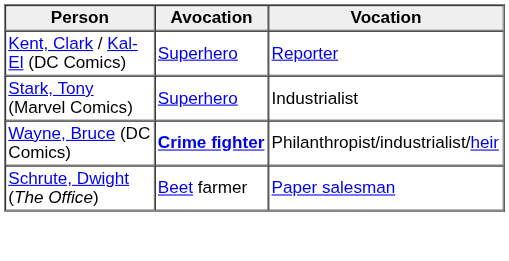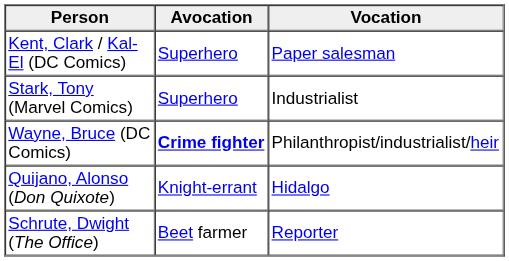(305, 53) Reporter -> (333, 53) Paper salesman
+ row: (68, 188)
(333, 188) Paper salesman -> (305, 232) Reporter
